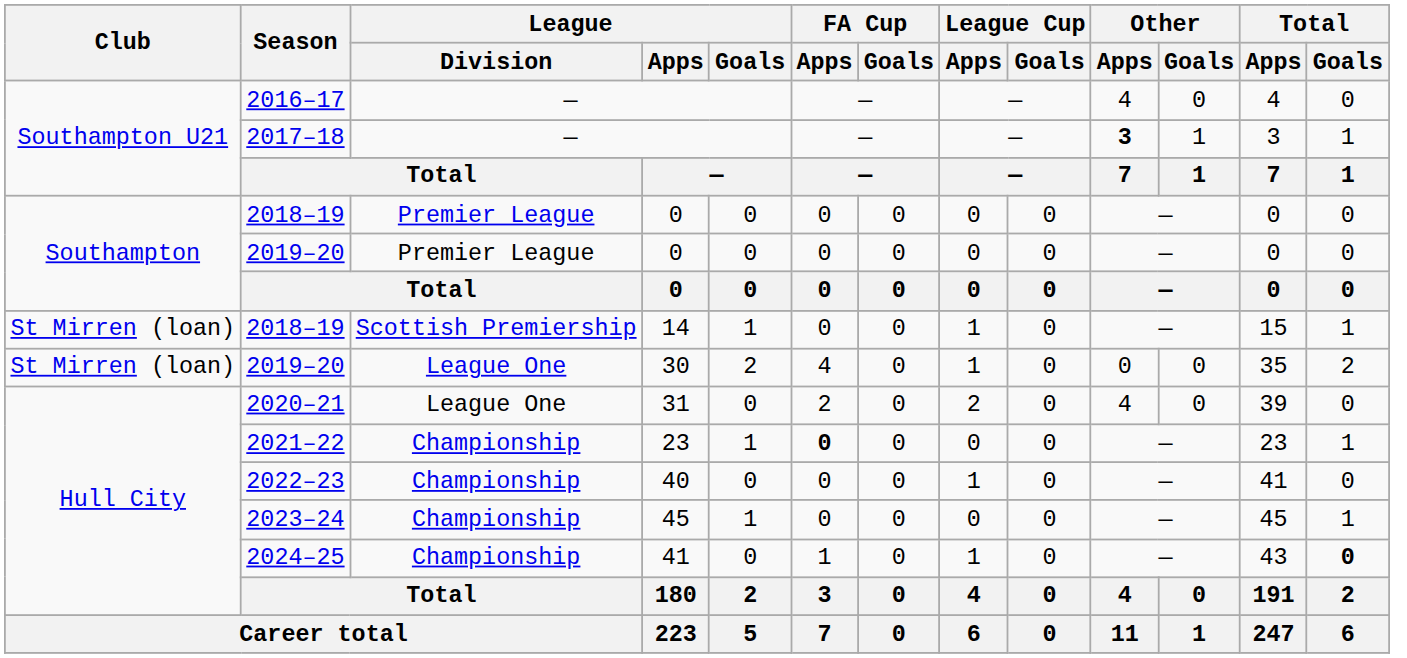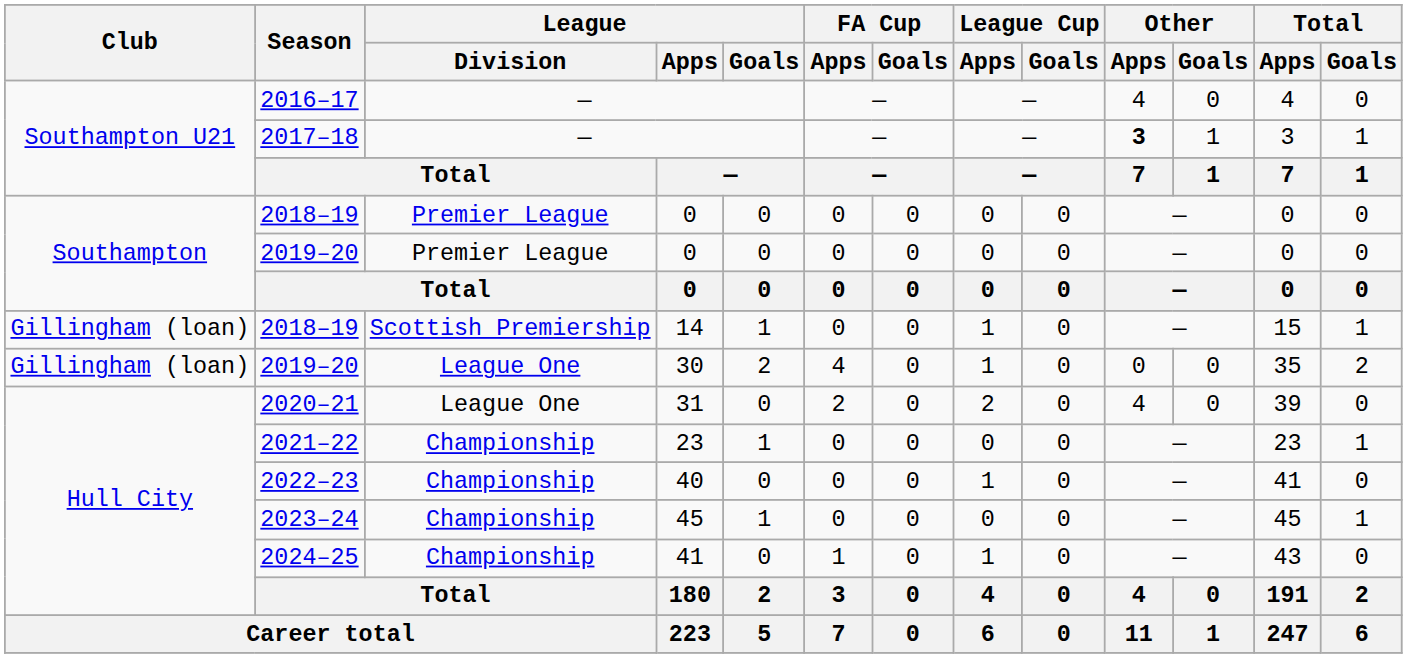(123, 329) St Mirren (loan) -> (130, 329) Gillingham (loan)
(123, 367) St Mirren (loan) -> (130, 367) Gillingham (loan)
(825, 443) bold -> (839, 443) normal
(1348, 558) bold -> (1362, 558) normal
